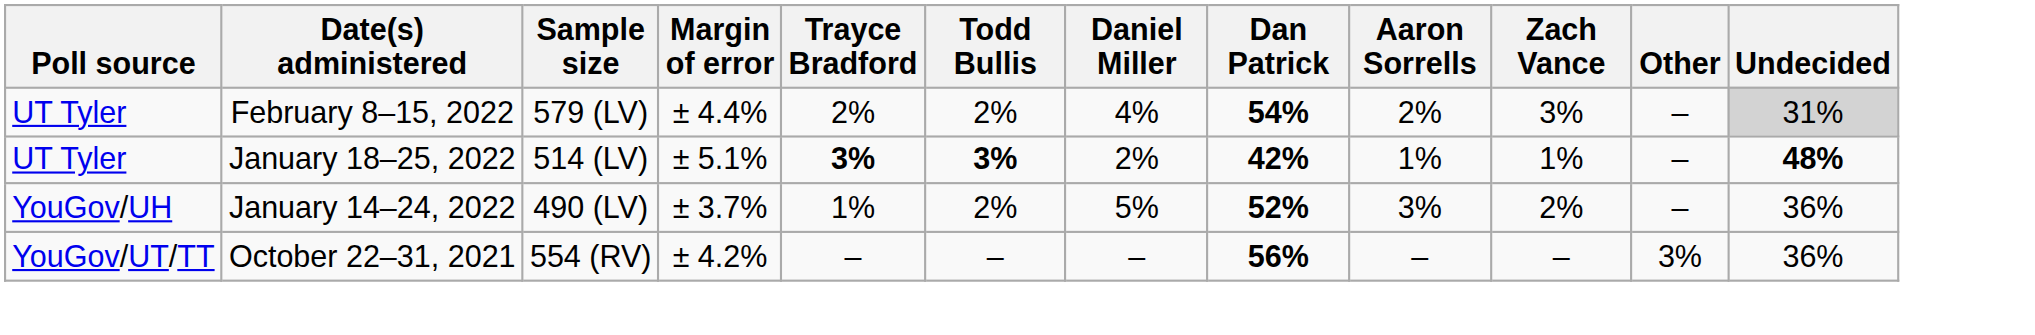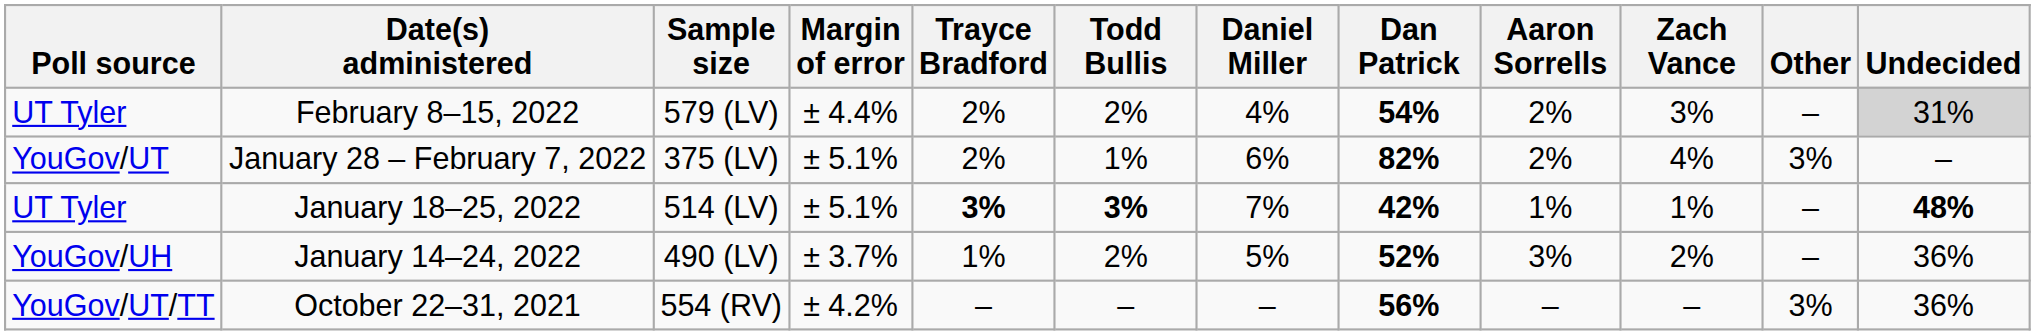+ row: (438, 160)
(1137, 160) 2% -> (1267, 208) 7%
